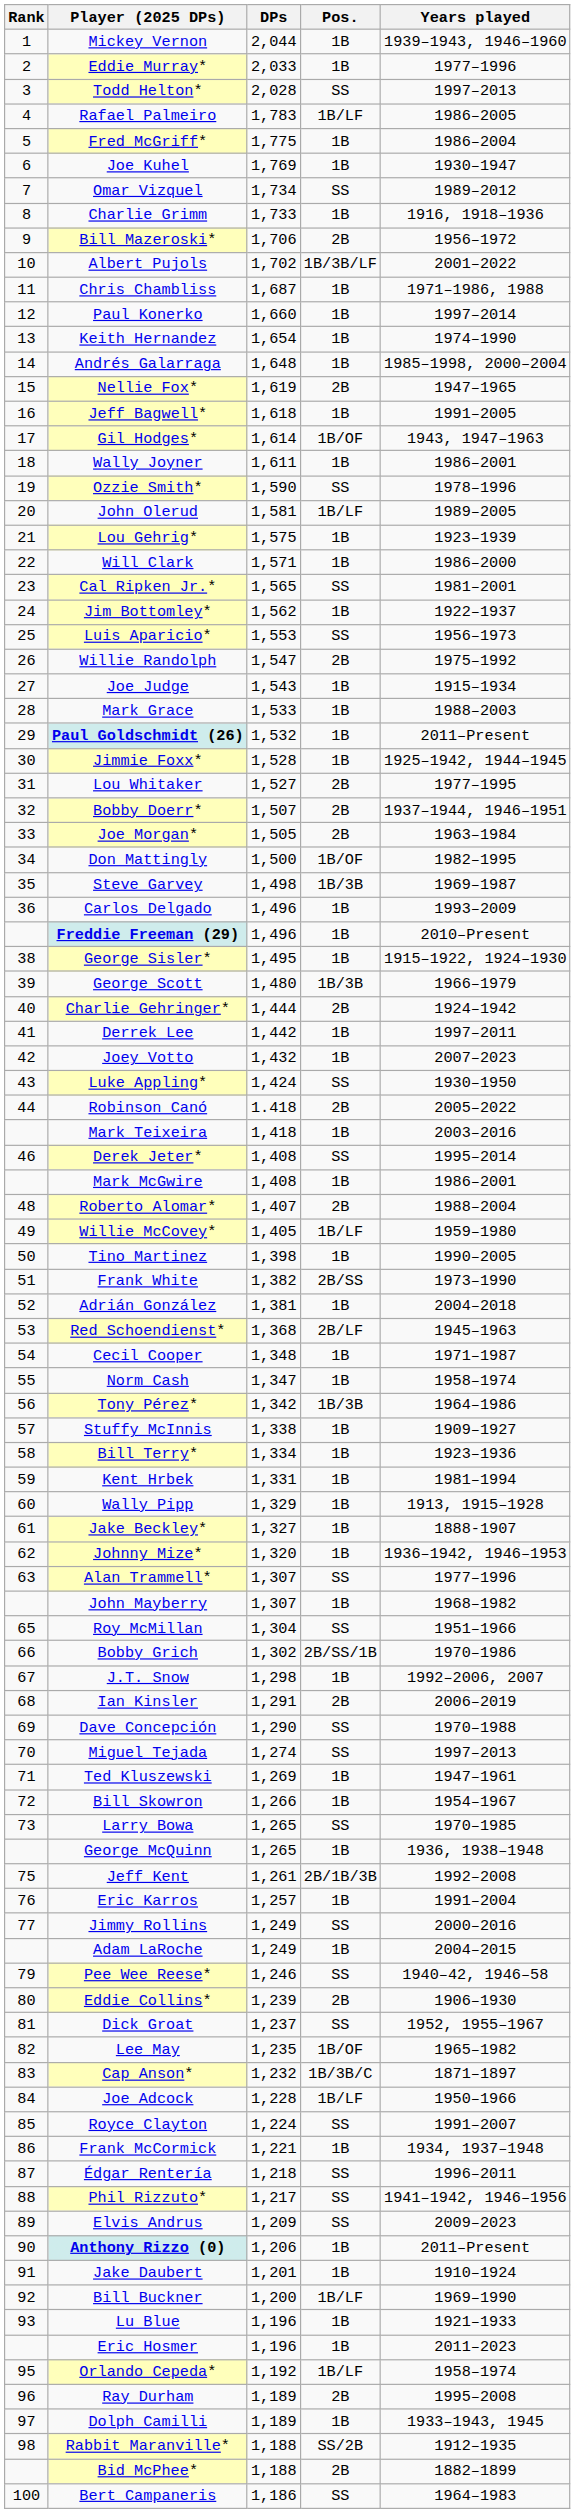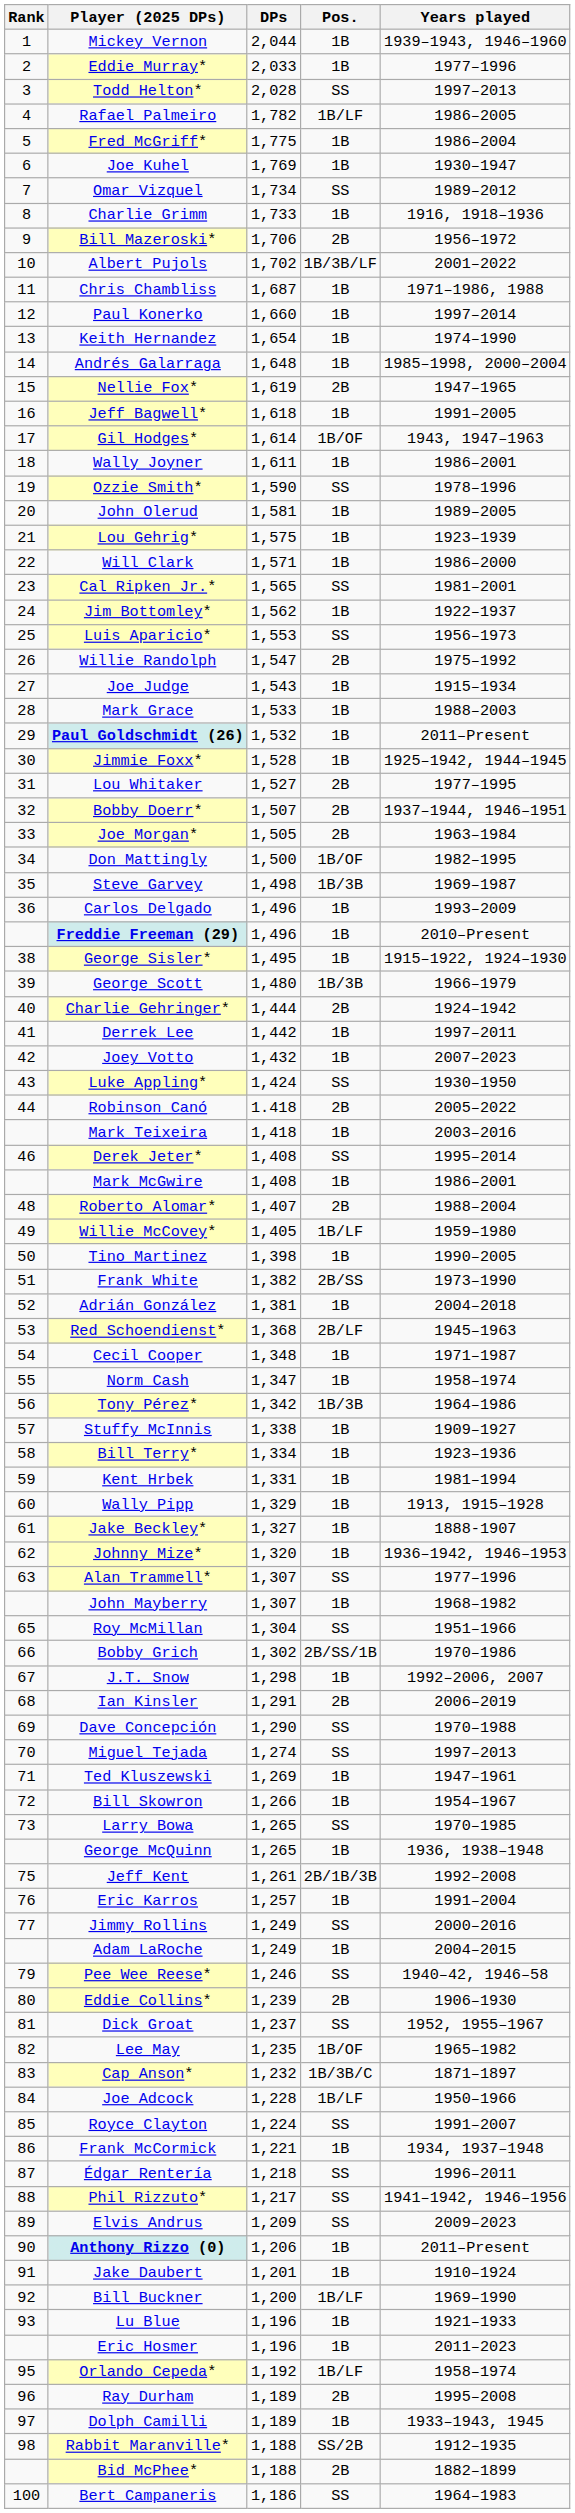(274, 116) 1,783 -> (274, 116) 1,782
(340, 513) 1B/LF -> (340, 513) 1B
